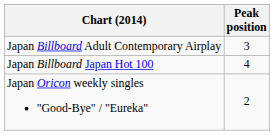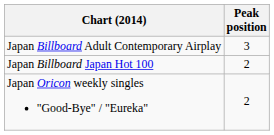(247, 64) 4 -> (247, 64) 2
